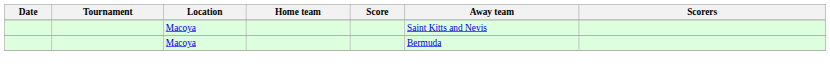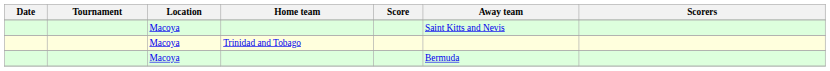+ row: (26, 43)
